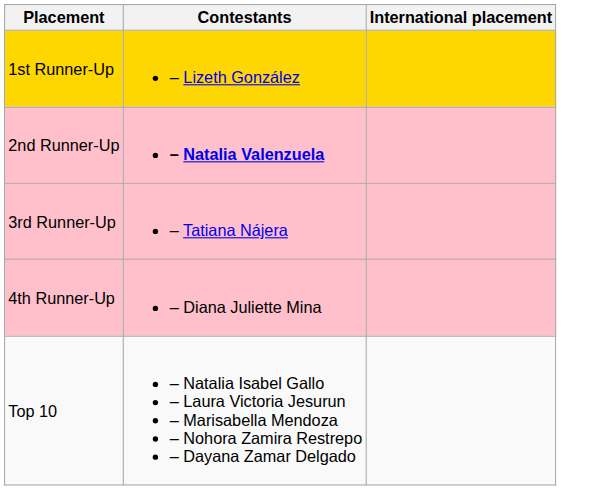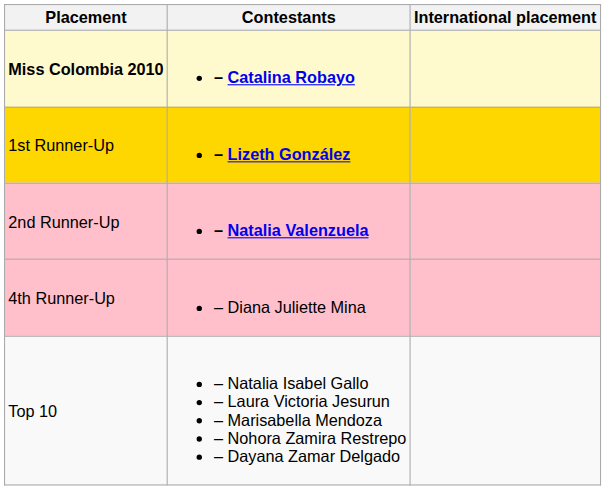+ row: (86, 69)
(245, 78) normal -> (289, 154) bold
- row: (62, 222)
